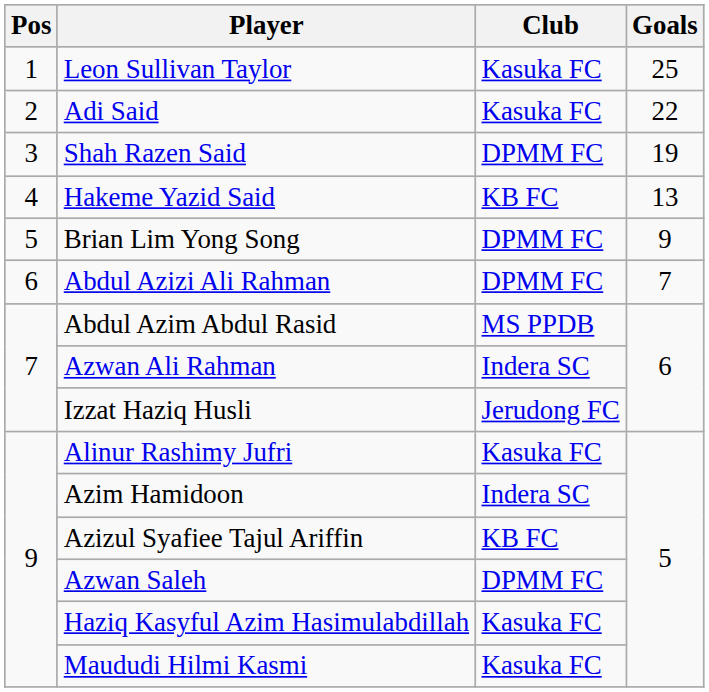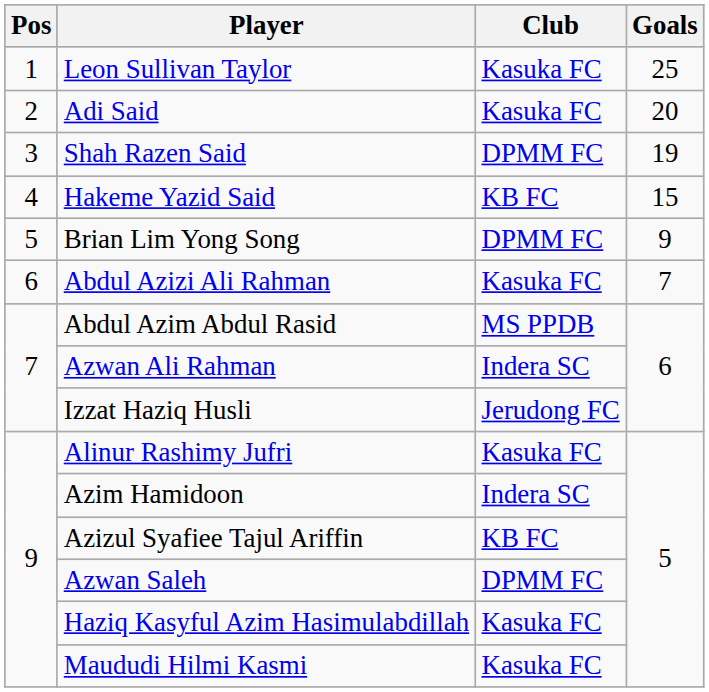(665, 111) 22 -> (665, 111) 20
(665, 196) 13 -> (665, 196) 15
(542, 281) DPMM FC -> (542, 281) Kasuka FC
